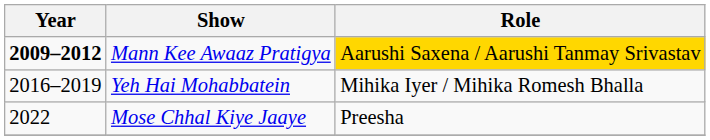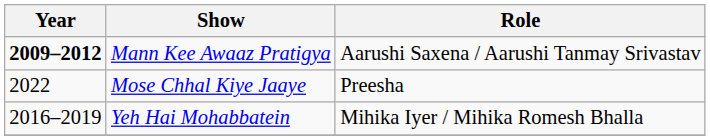(520, 53) gold background -> (520, 53) no background
rows swapped: (200, 85) <-> (209, 118)
